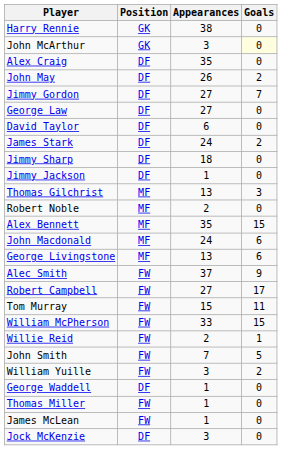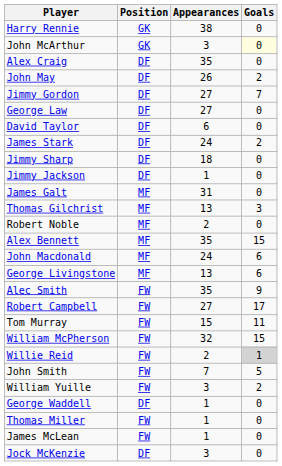+ row: (37, 192)
(206, 274) 37 -> (206, 290) 35
(206, 323) 33 -> (206, 339) 32
(259, 339) no background -> (259, 355) lightgrey background
